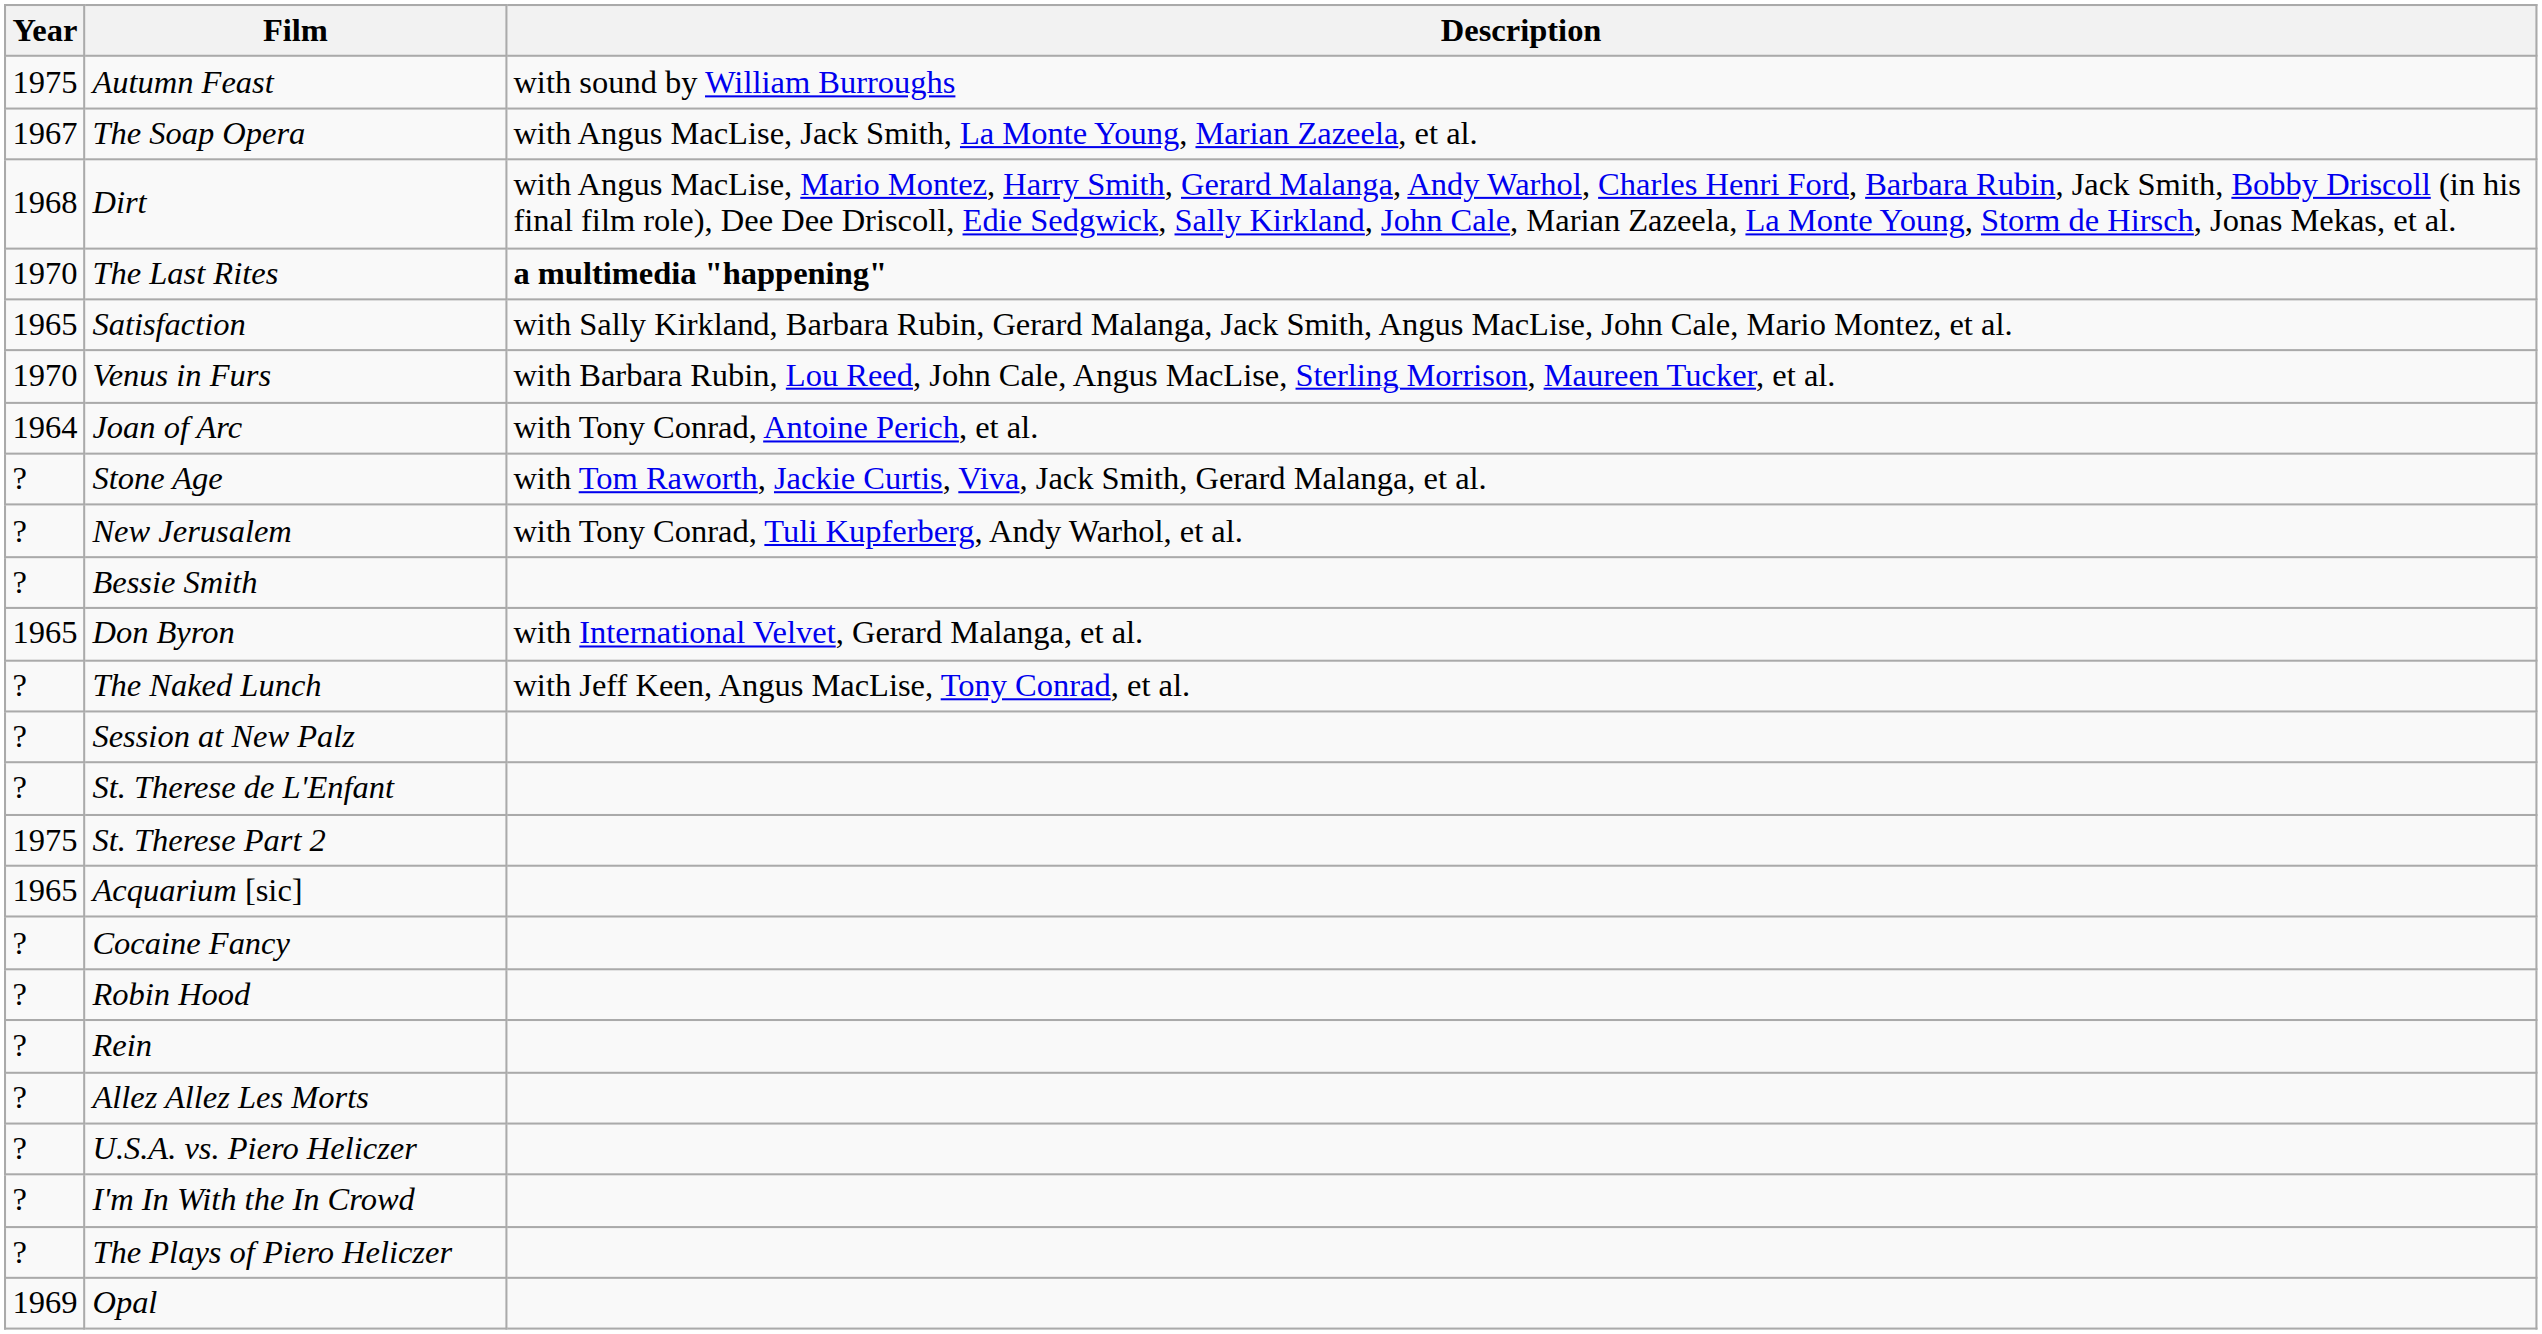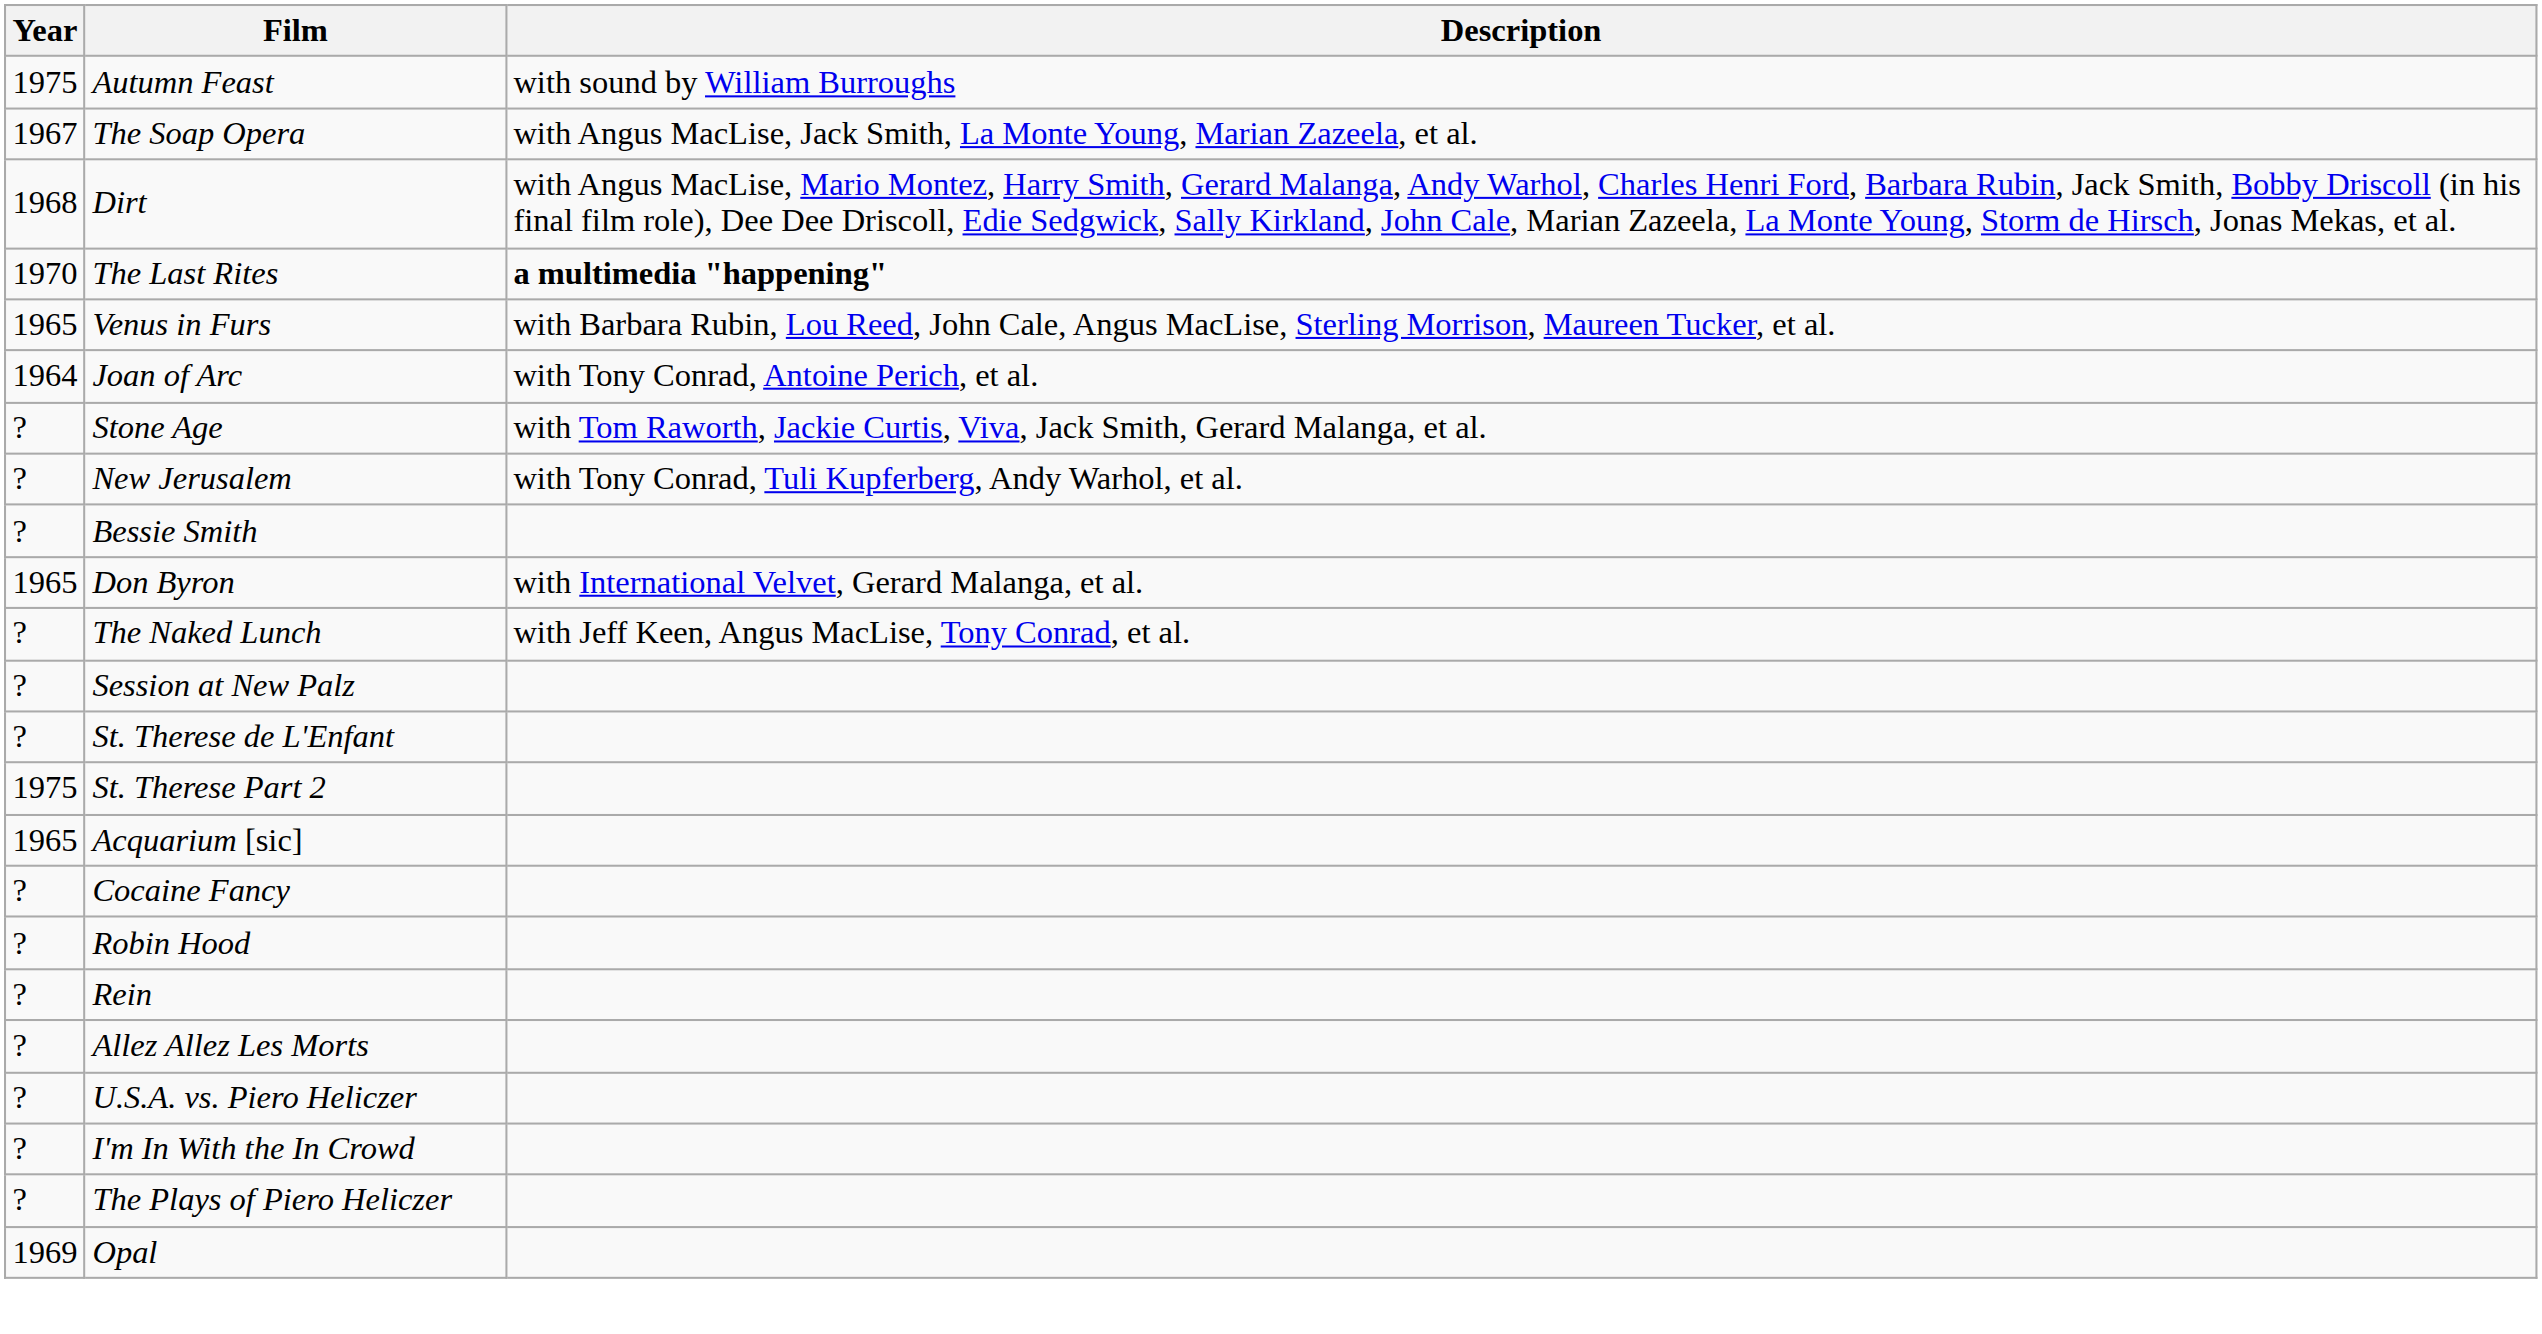- row: (169, 324)
(45, 375) 1970 -> (45, 324) 1965
